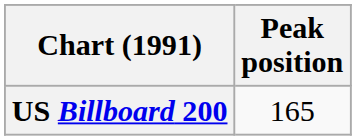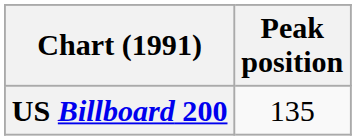(292, 109) 165 -> (292, 109) 135
